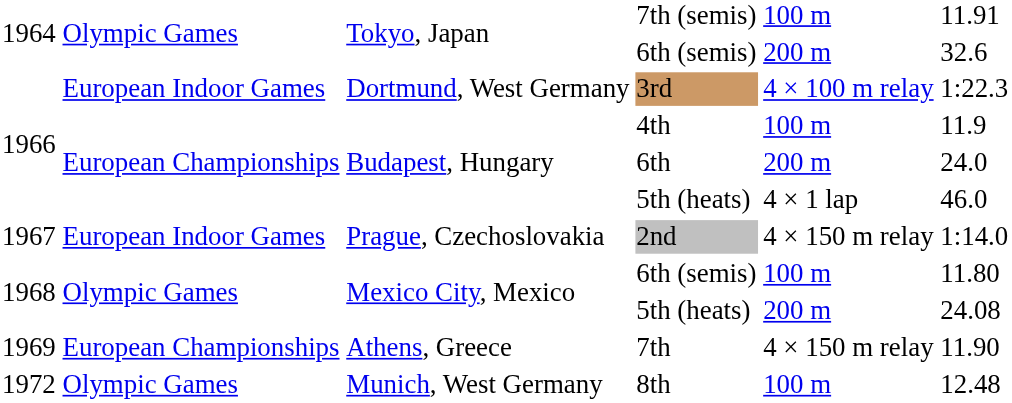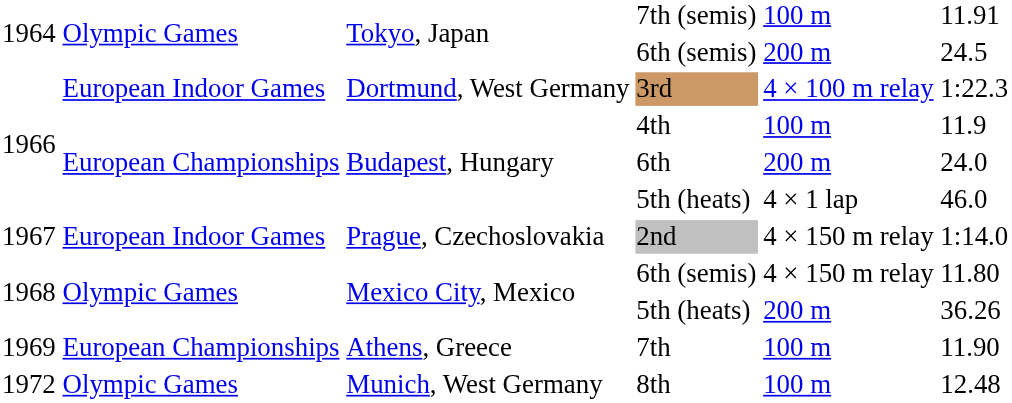(964, 51) 32.6 -> (964, 51) 24.5
(797, 273) 100 m -> (848, 273) 4 × 150 m relay
(971, 310) 24.08 -> (971, 310) 36.26
(848, 347) 4 × 150 m relay -> (797, 347) 100 m
